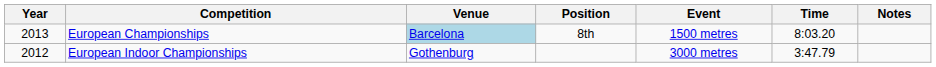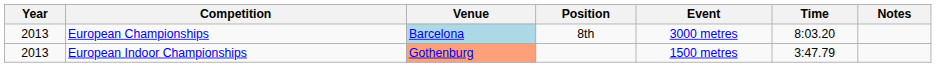(704, 34) 1500 metres -> (704, 34) 3000 metres
(35, 53) 2012 -> (35, 53) 2013
(441, 53) no background -> (441, 53) lightsalmon background
(704, 53) 3000 metres -> (704, 53) 1500 metres
